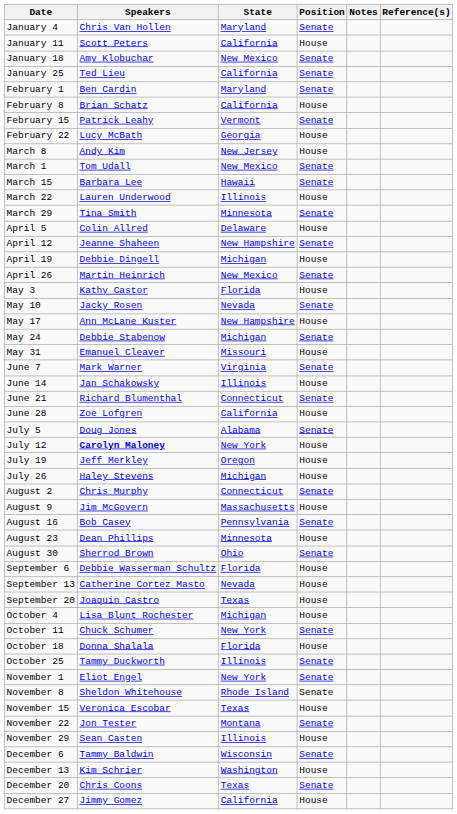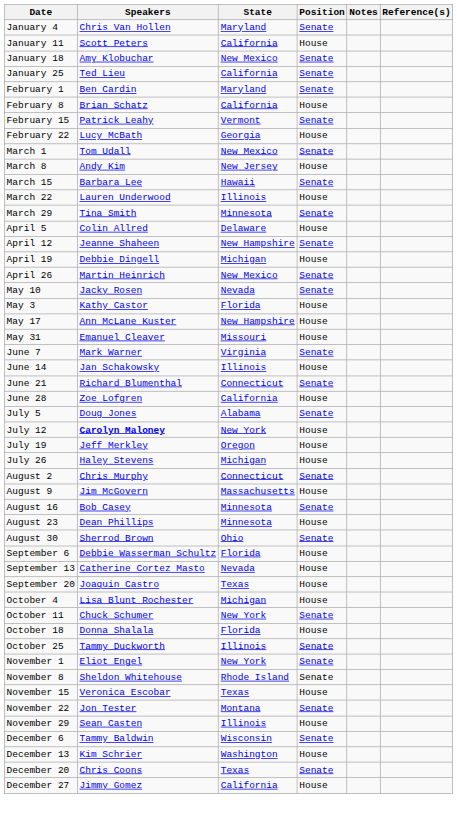rows swapped: (27, 167) <-> (27, 151)
rows swapped: (21, 291) <-> (24, 306)
- row: (24, 337)
(255, 523) Pennsylvania -> (246, 507) Minnesota
